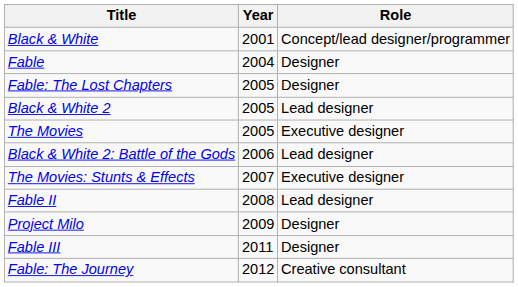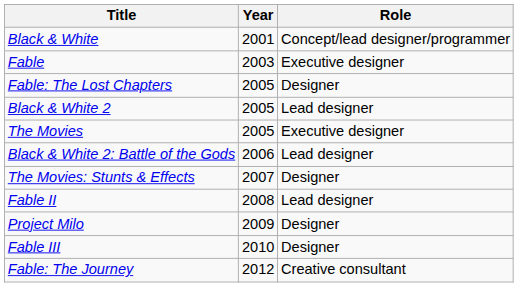(258, 62) 2004 -> (258, 62) 2003
(310, 62) Designer -> (343, 62) Executive designer
(343, 177) Executive designer -> (310, 177) Designer
(258, 246) 2011 -> (258, 246) 2010
